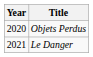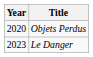(16, 45) 2021 -> (16, 45) 2023
